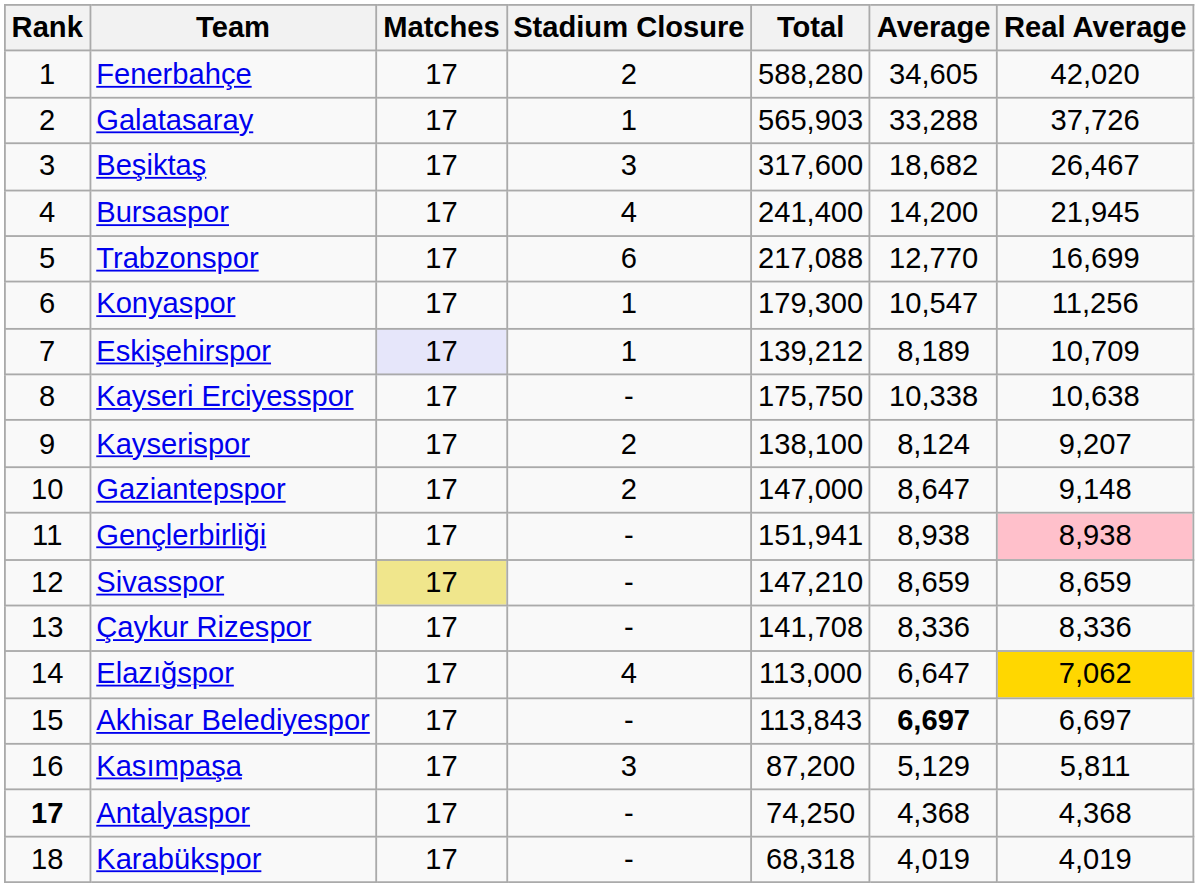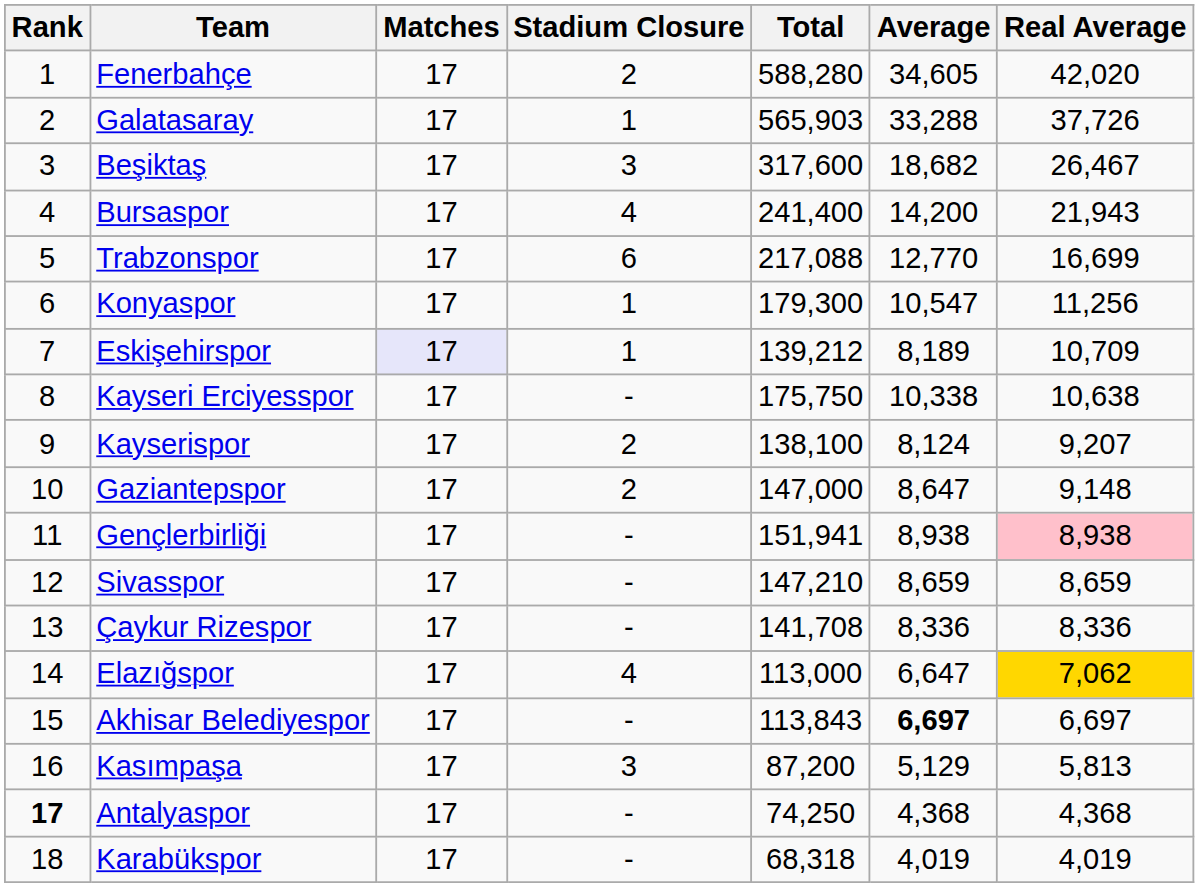(1095, 212) 21,945 -> (1095, 212) 21,943
(441, 581) khaki background -> (441, 581) no background
(1095, 766) 5,811 -> (1095, 766) 5,813
